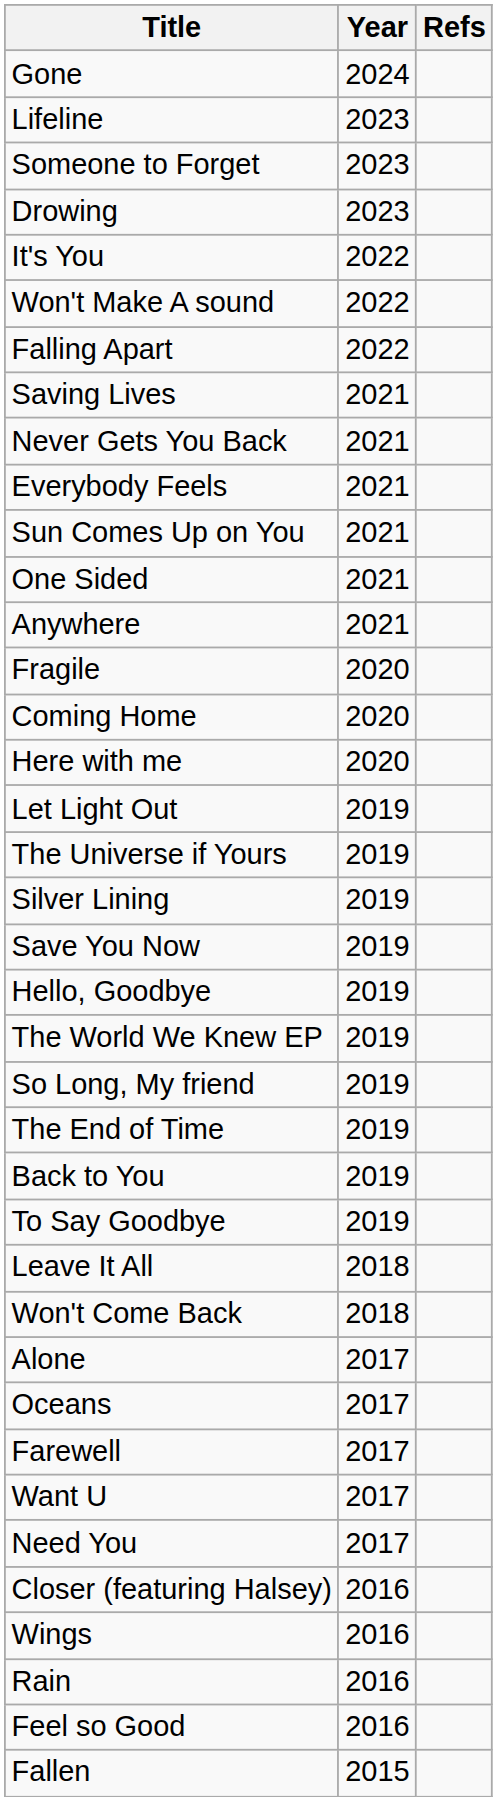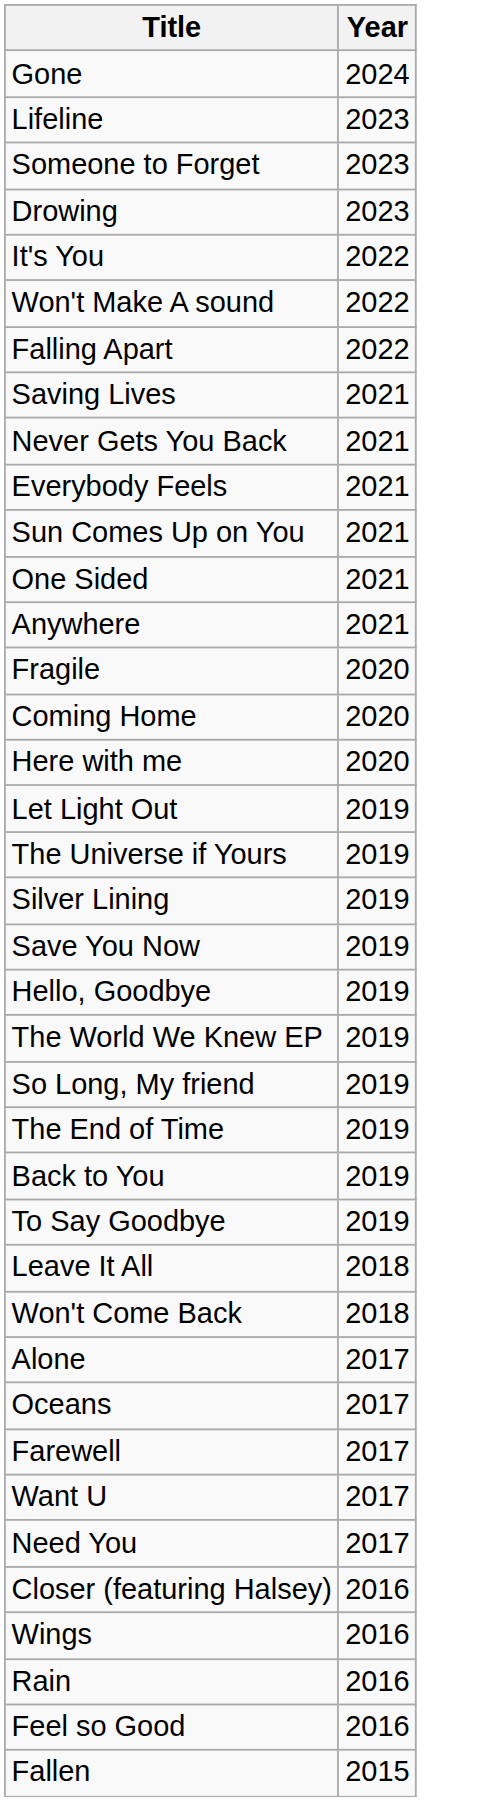- column: (454, 27)
